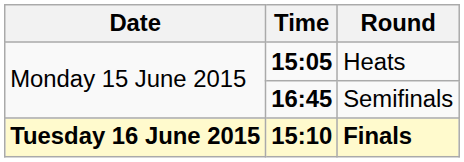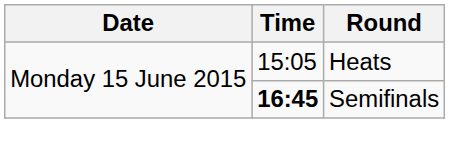(302, 61) bold -> (287, 61) normal
- row: (378, 136)
